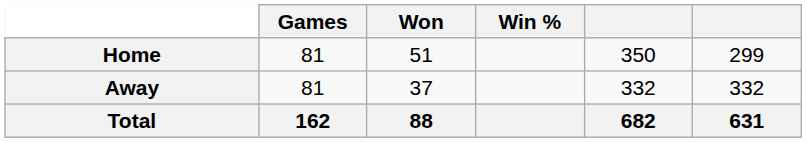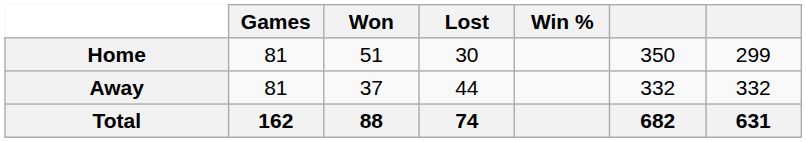+ column: (467, 21)
